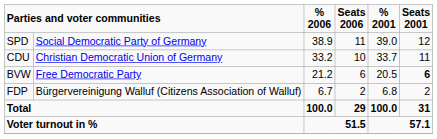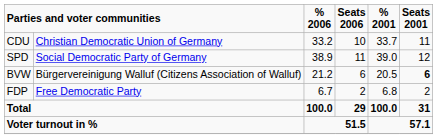rows swapped: (18, 41) <-> (18, 58)
(89, 74) Free Democratic Party -> (169, 74) Bürgervereinigung Walluf (Citizens Association of Walluf)
(169, 91) Bürgervereinigung Walluf (Citizens Association of Walluf) -> (89, 91) Free Democratic Party
